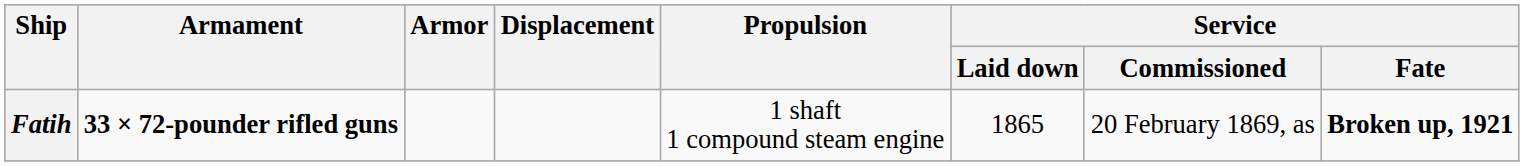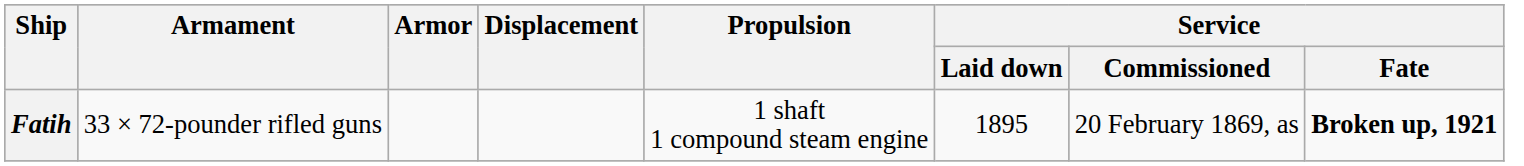(241, 124) bold -> (233, 124) normal
(1018, 124) 1865 -> (1002, 124) 1895
